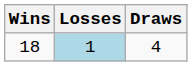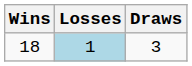(156, 47) 4 -> (156, 47) 3
